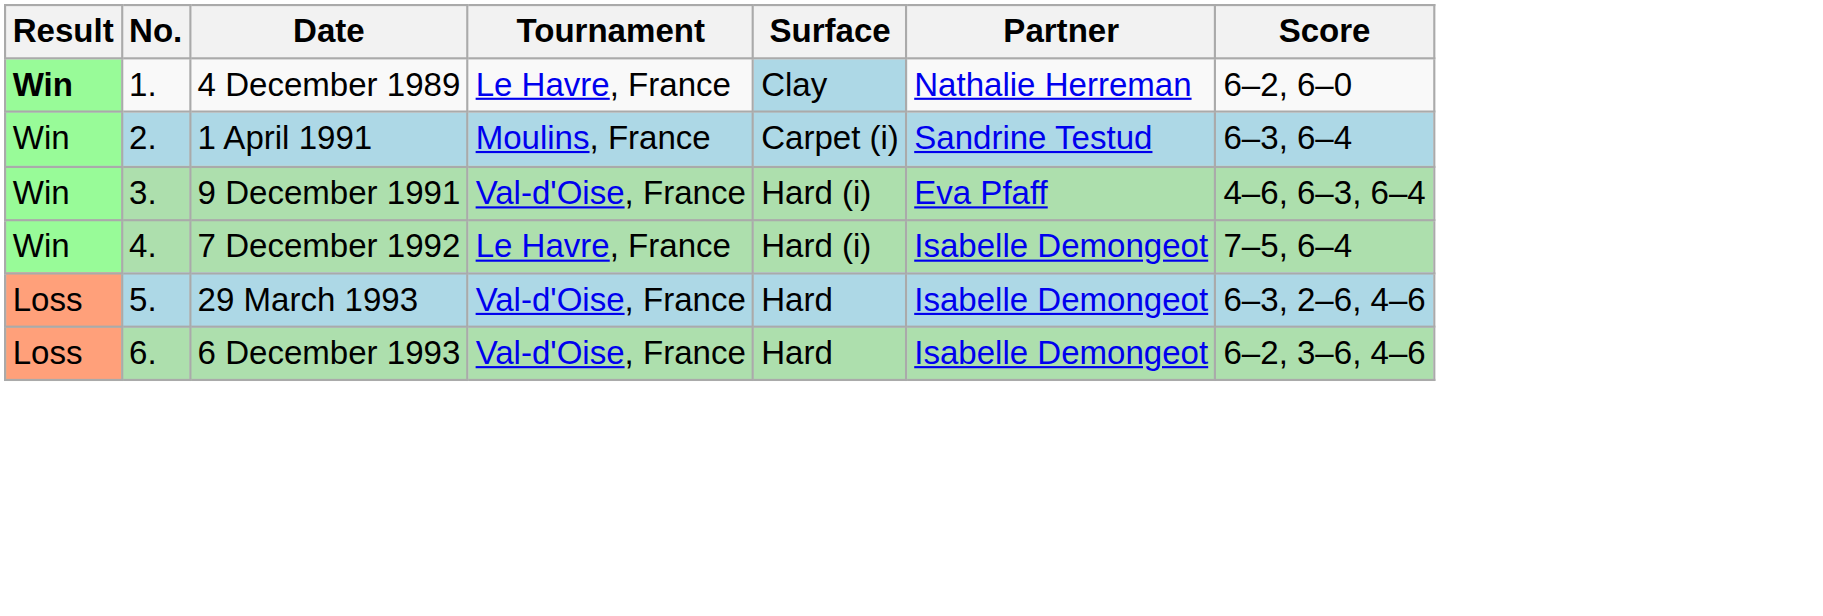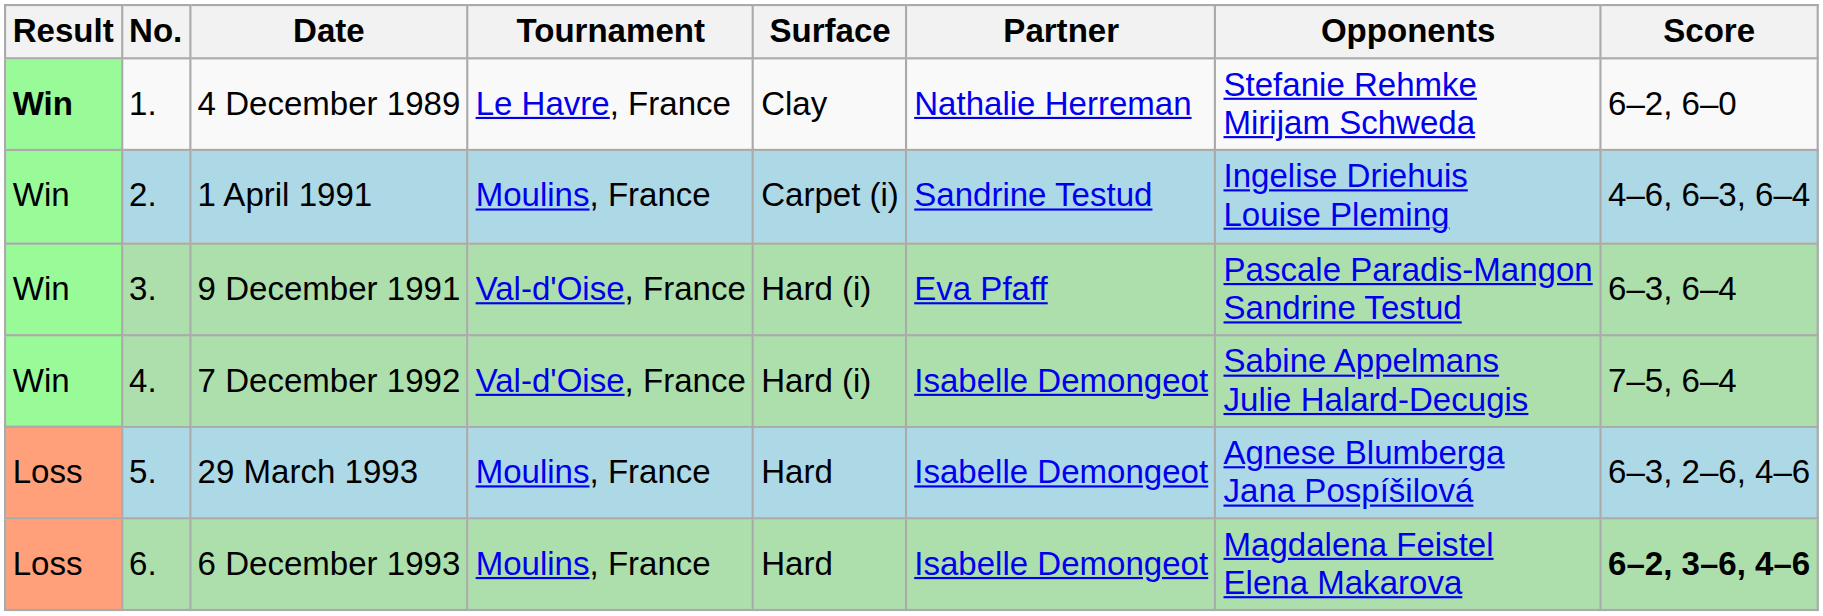+ column: (1408, 30)
(794, 84) lightblue background -> (794, 103) no background
(1288, 138) 6–3, 6–4 -> (1709, 195) 4–6, 6–3, 6–4
(1325, 191) 4–6, 6–3, 6–4 -> (1672, 287) 6–3, 6–4
(603, 245) Le Havre, France -> (611, 379) Val-d'Oise, France
(611, 299) Val-d'Oise, France -> (593, 471) Moulins, France
(611, 352) Val-d'Oise, France -> (593, 563) Moulins, France
(1325, 352) normal -> (1709, 563) bold
